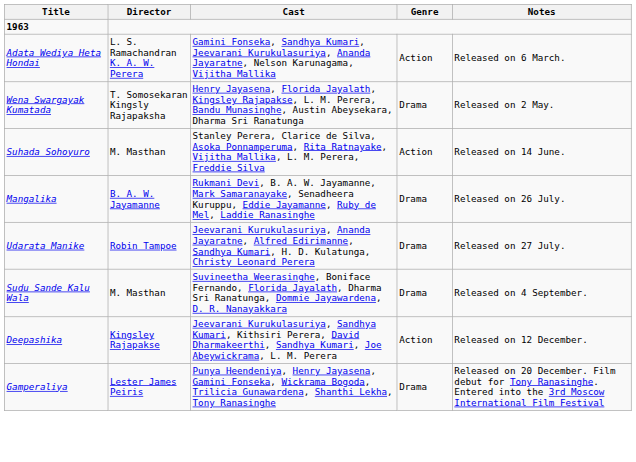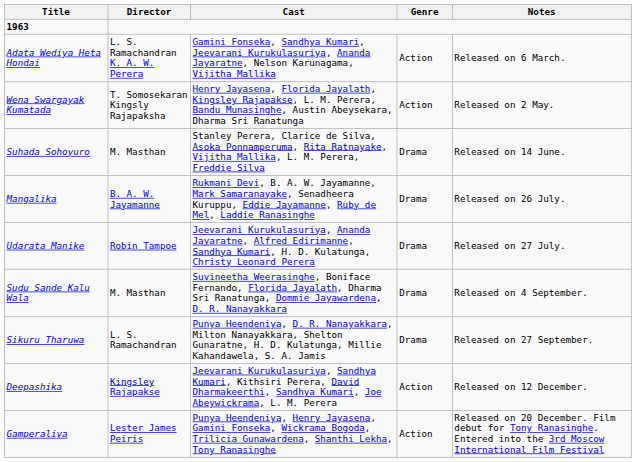(413, 105) Drama -> (416, 105) Action
(416, 152) Action -> (413, 152) Drama
+ row: (45, 340)
(413, 387) Drama -> (416, 434) Action
